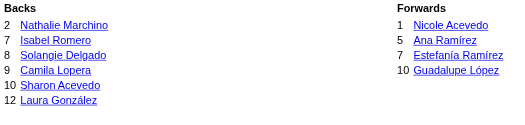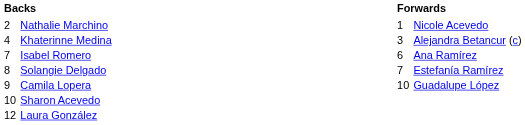+ row: (66, 40)
(400, 40) 5 -> (400, 55) 6
